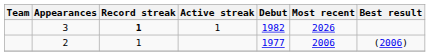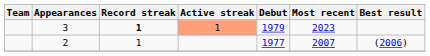(217, 28) no background -> (217, 28) lightsalmon background
(273, 28) 1982 -> (273, 28) 1979
(323, 28) 2026 -> (323, 28) 2023
(323, 43) 2006 -> (323, 43) 2007
